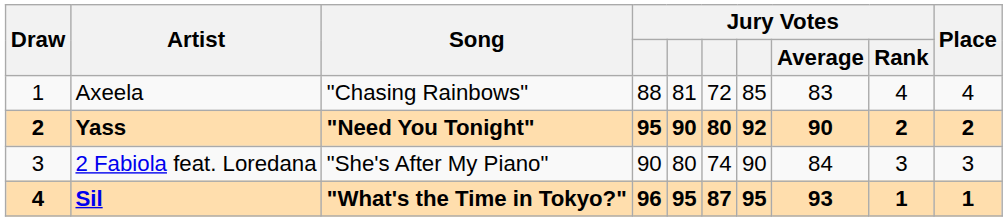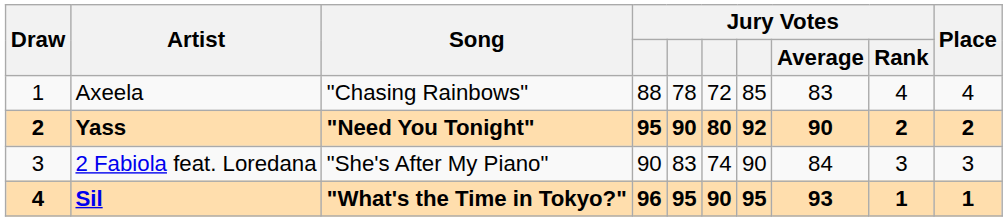(684, 92) 81 -> (684, 92) 78
(684, 163) 80 -> (684, 163) 83
(719, 198) 87 -> (719, 198) 90
